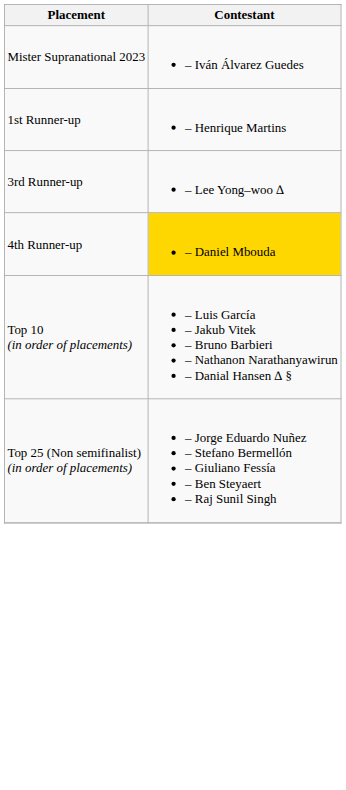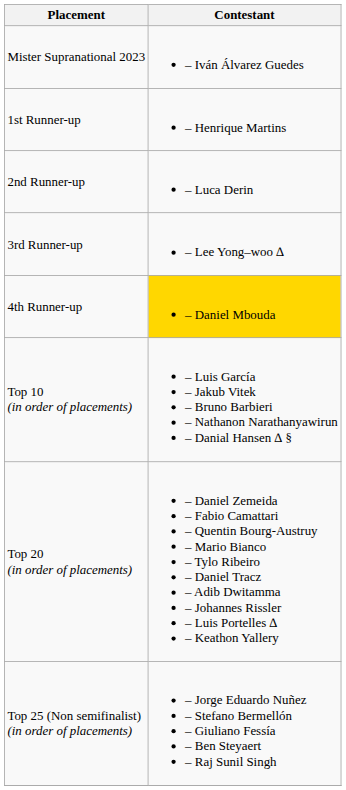+ row: (46, 182)
+ row: (70, 561)
